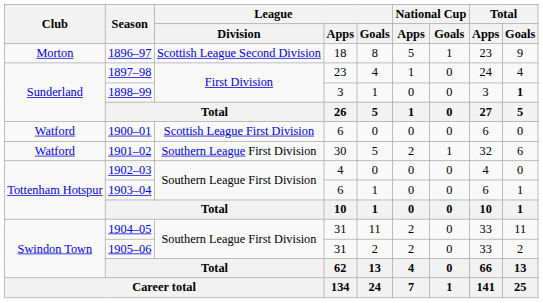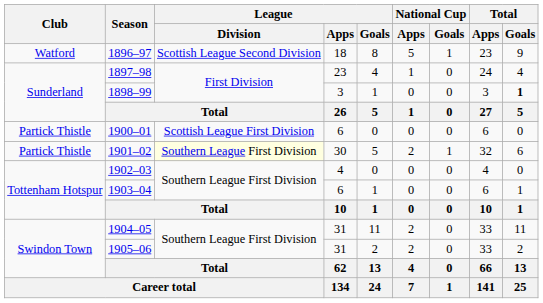(55, 53) Morton -> (55, 53) Watford
(55, 131) Watford -> (55, 131) Partick Thistle
(55, 151) Watford -> (55, 151) Partick Thistle
(239, 151) no background -> (239, 151) lightyellow background
